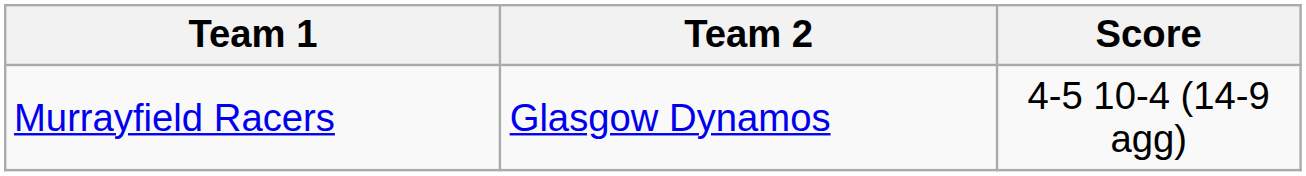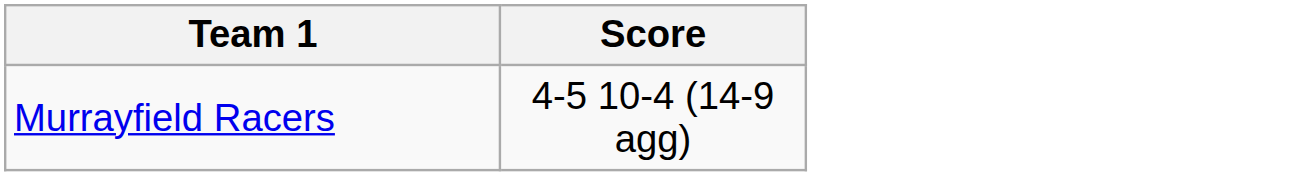- column: (749, 34)
